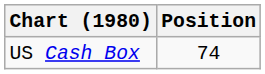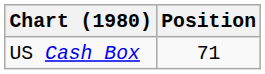(209, 53) 74 -> (209, 53) 71
